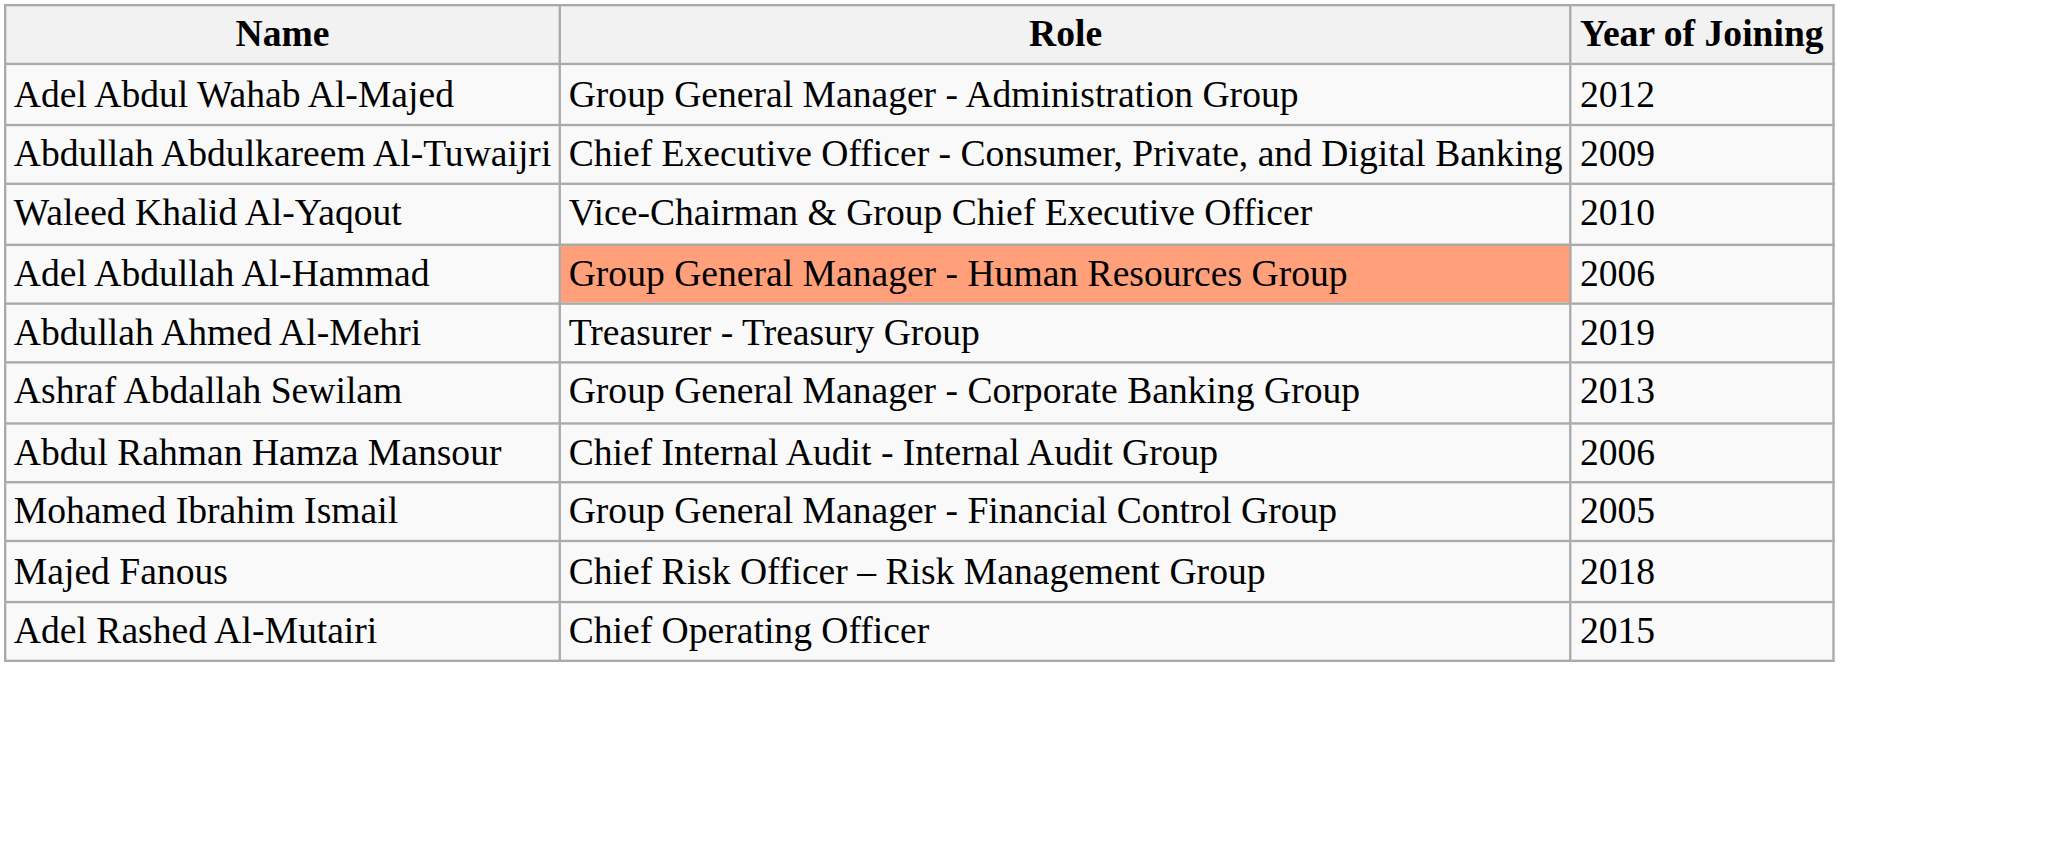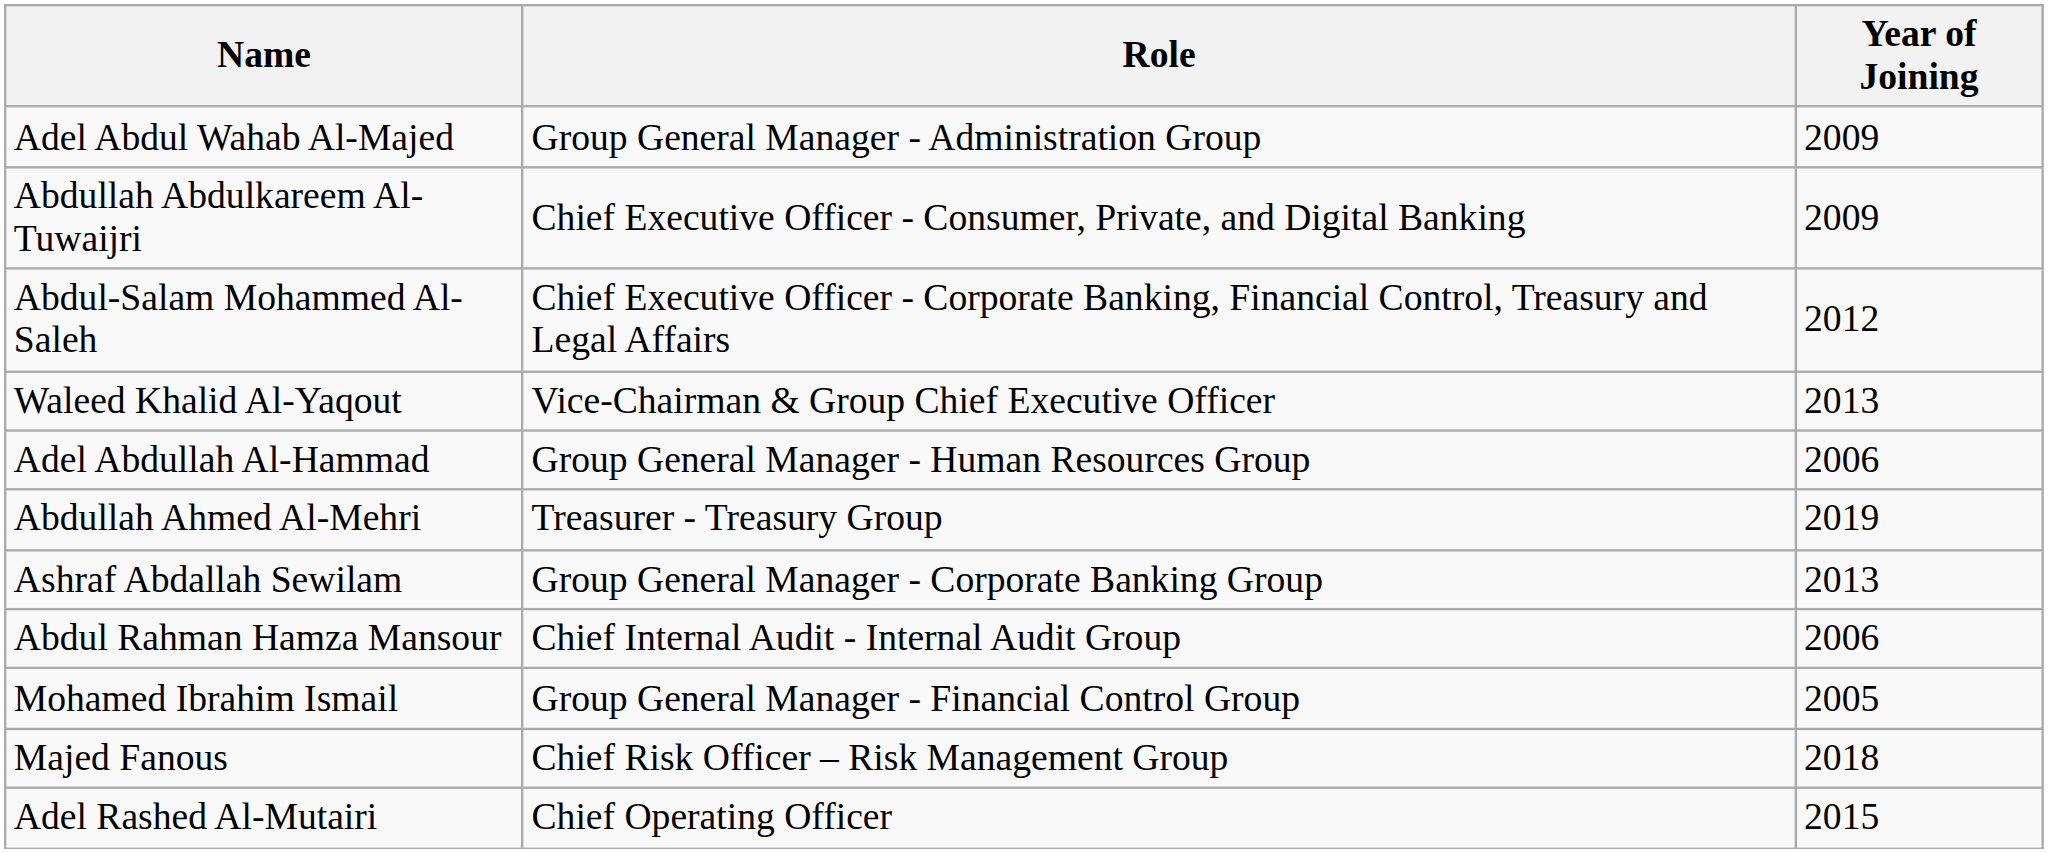(1618, 93) 2012 -> (1842, 136) 2009
+ row: (238, 318)
(1618, 213) 2010 -> (1842, 399) 2013
(958, 272) lightsalmon background -> (921, 459) no background
